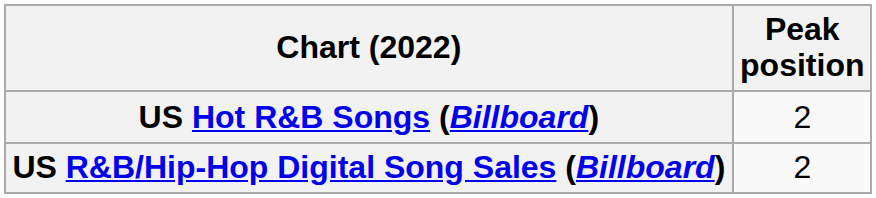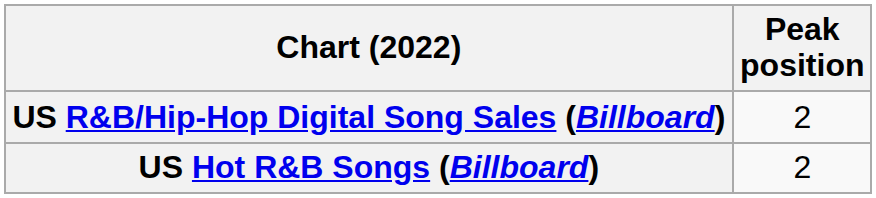rows swapped: (369, 116) <-> (369, 167)
